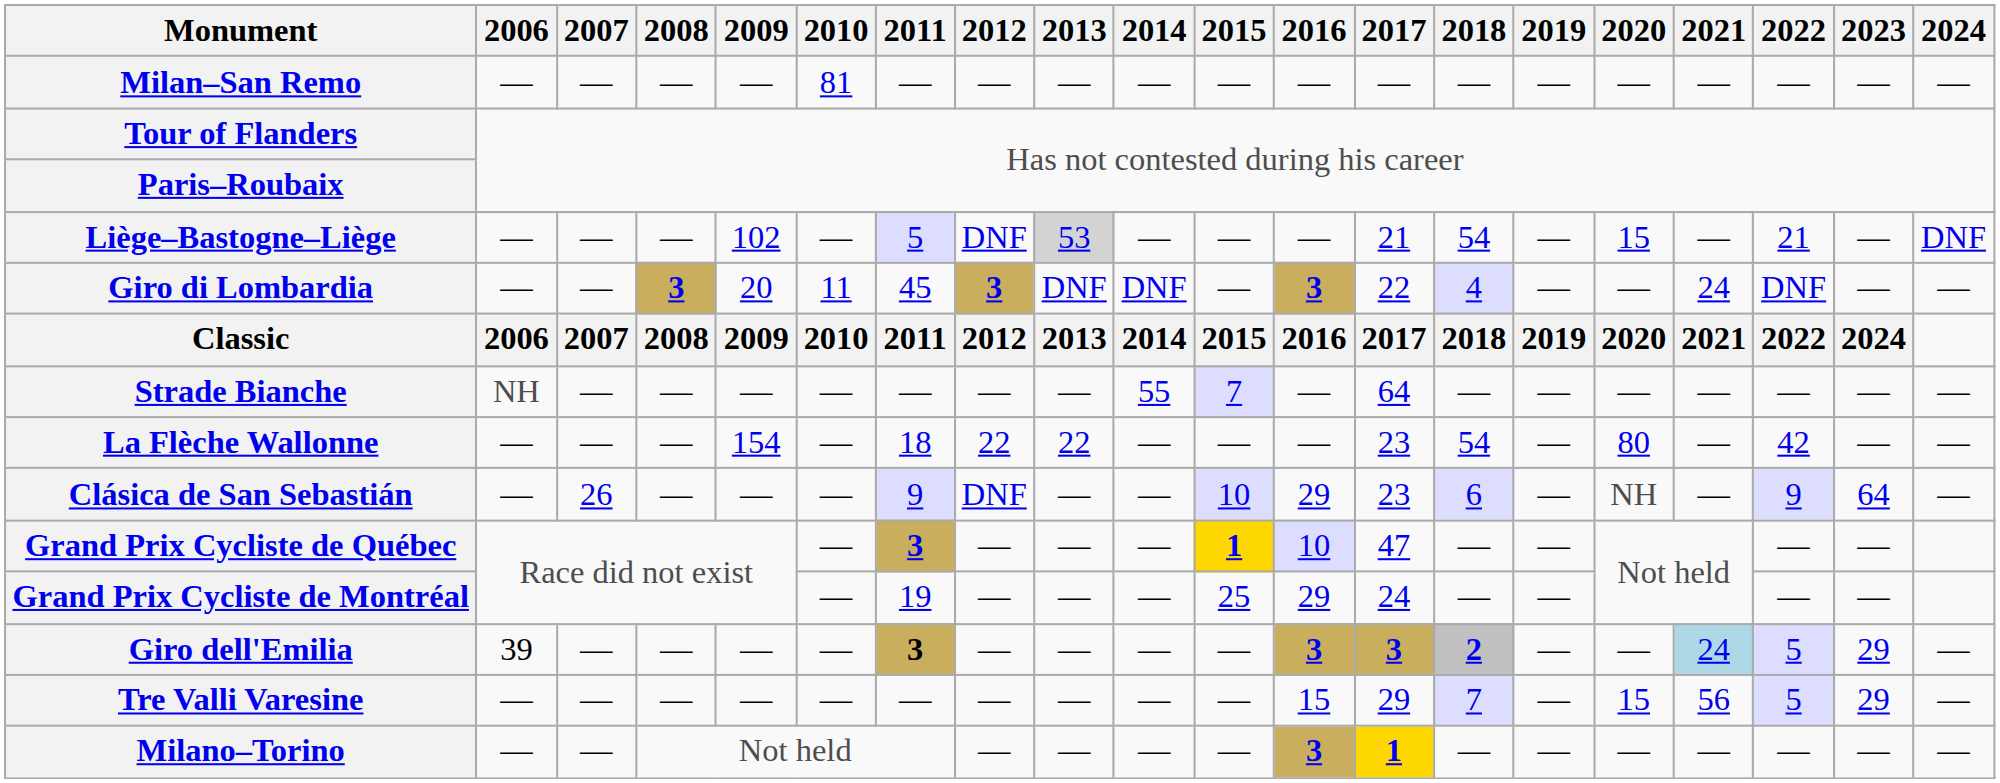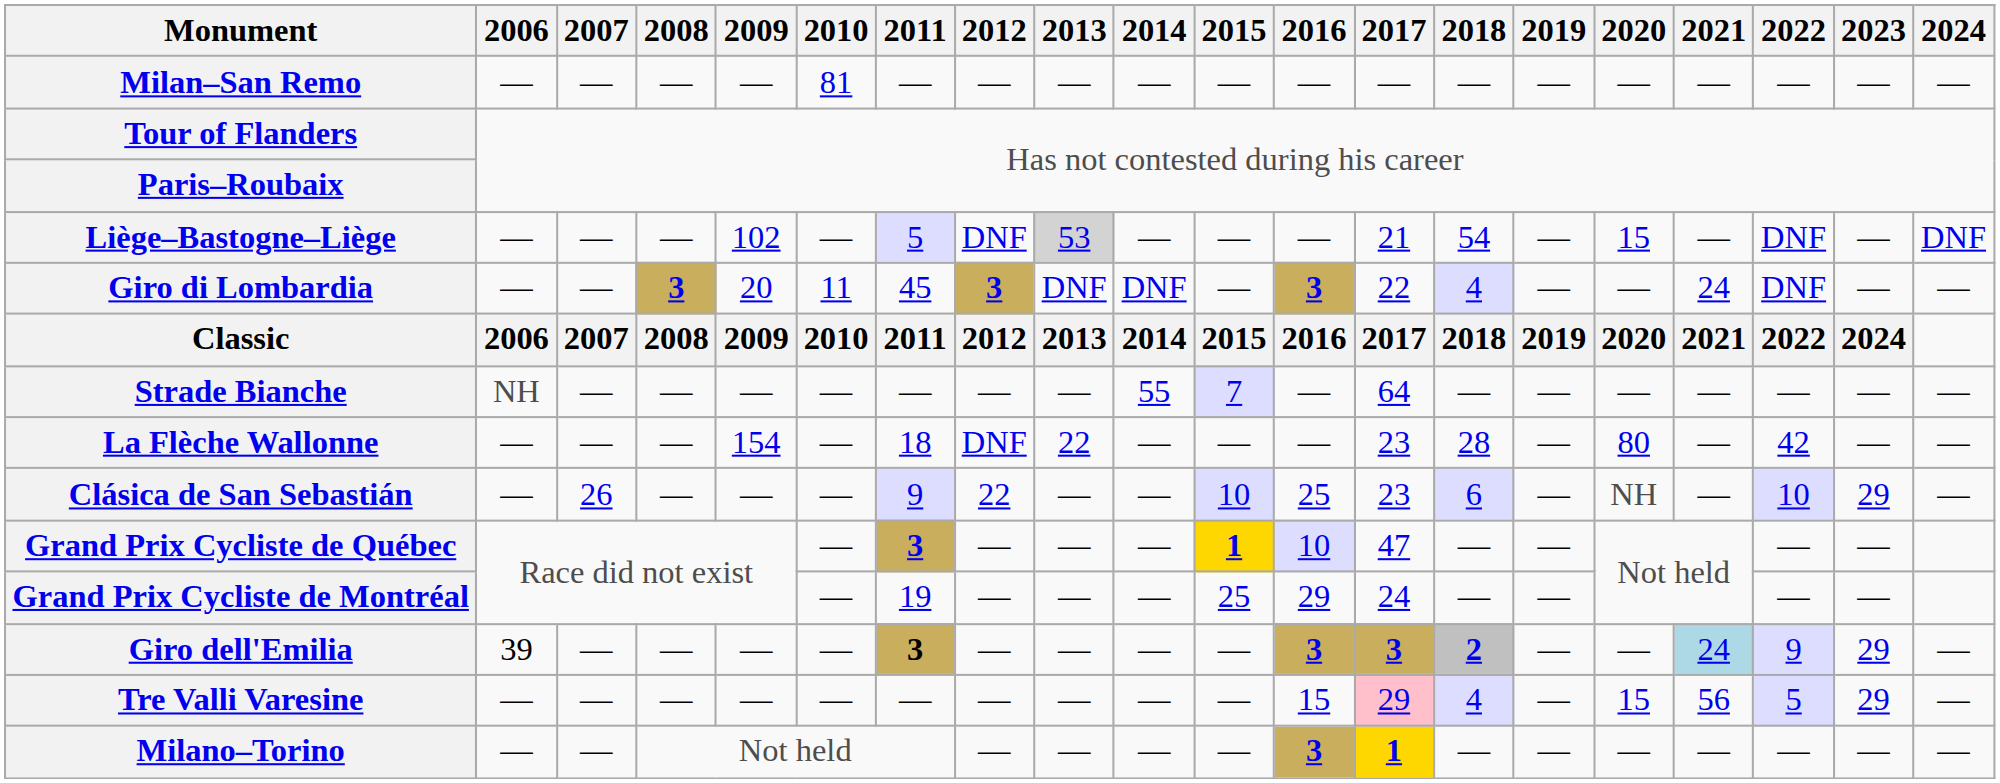(1794, 236) 21 -> (1794, 236) DNF
(994, 442) 22 -> (994, 442) DNF
(1474, 442) 54 -> (1474, 442) 28
(994, 493) DNF -> (994, 493) 22
(1314, 493) 29 -> (1314, 493) 25
(1794, 493) 9 -> (1794, 493) 10
(1874, 493) 64 -> (1874, 493) 29
(1794, 648) 5 -> (1794, 648) 9
(1394, 699) no background -> (1394, 699) pink background
(1474, 699) 7 -> (1474, 699) 4
